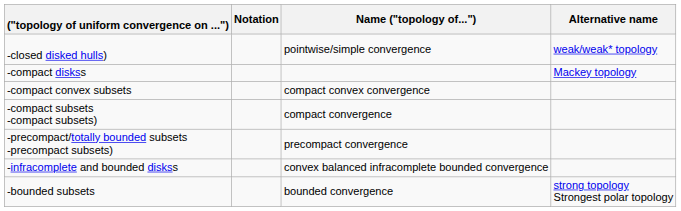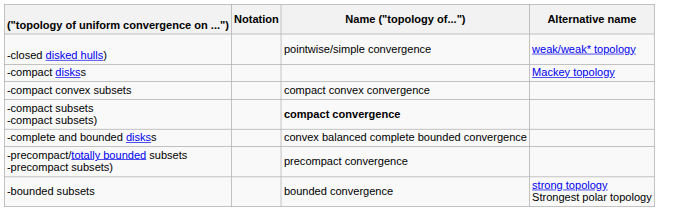(338, 114) normal -> (342, 114) bold
+ row: (82, 138)
- row: (93, 167)
